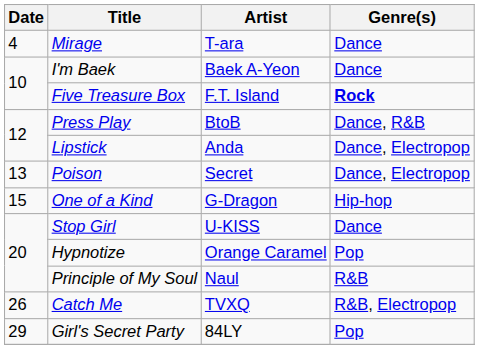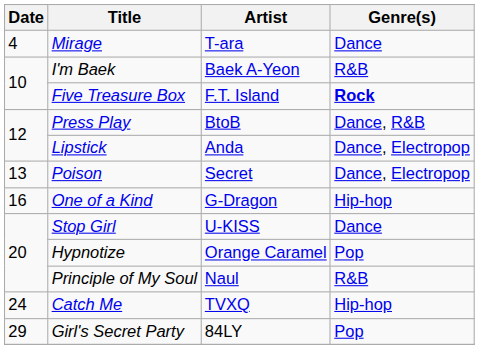(358, 69) Dance -> (351, 69) R&B
(17, 200) 15 -> (17, 200) 16
(17, 305) 26 -> (17, 305) 24
(395, 305) R&B, Electropop -> (363, 305) Hip-hop
